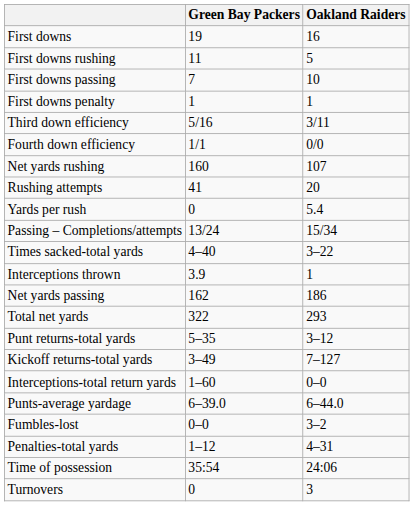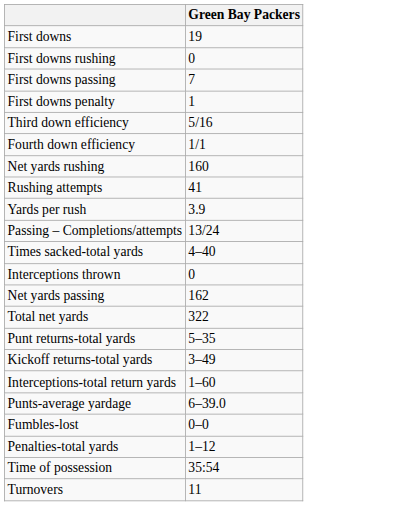- column: (356, 15)
(195, 58) 11 -> (192, 58) 0
(192, 209) 0 -> (197, 209) 3.9
(197, 274) 3.9 -> (192, 274) 0
(192, 489) 0 -> (195, 489) 11
